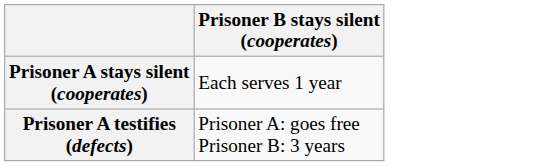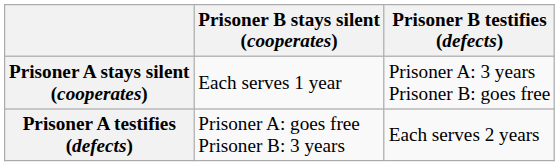+ column: (469, 30)
